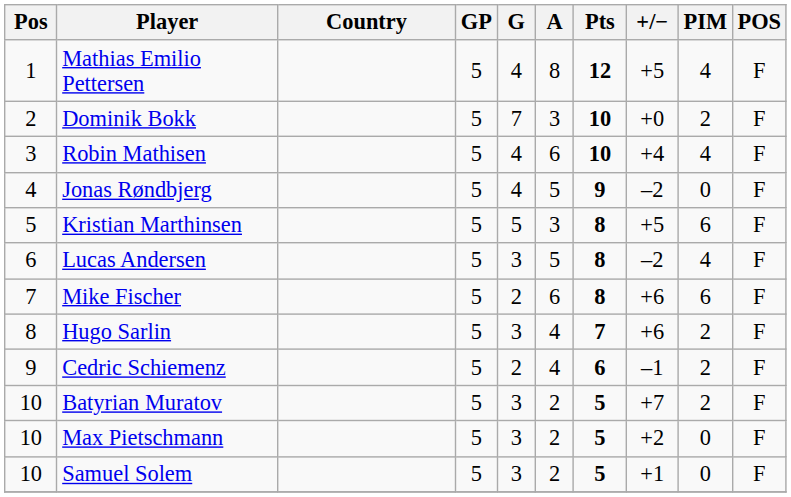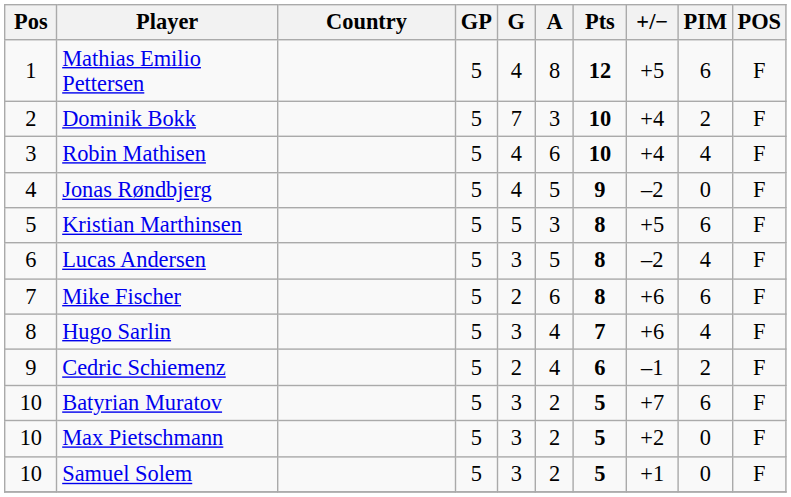(705, 70) 4 -> (705, 70) 6
(652, 118) +0 -> (652, 118) +4
(705, 331) 2 -> (705, 331) 4
(705, 402) 2 -> (705, 402) 6
